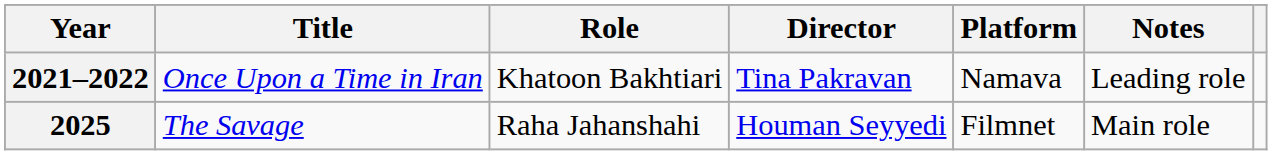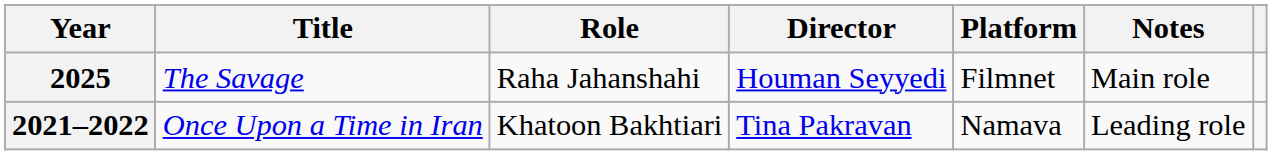rows swapped: (80, 76) <-> (80, 125)
